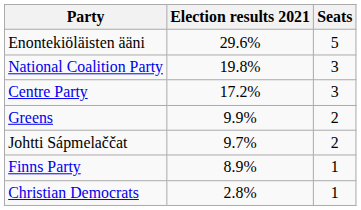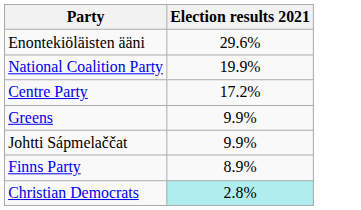- column: (335, 17)
(240, 67) 19.8% -> (240, 67) 19.9%
(240, 142) 9.7% -> (240, 142) 9.9%
(240, 192) no background -> (240, 192) paleturquoise background
